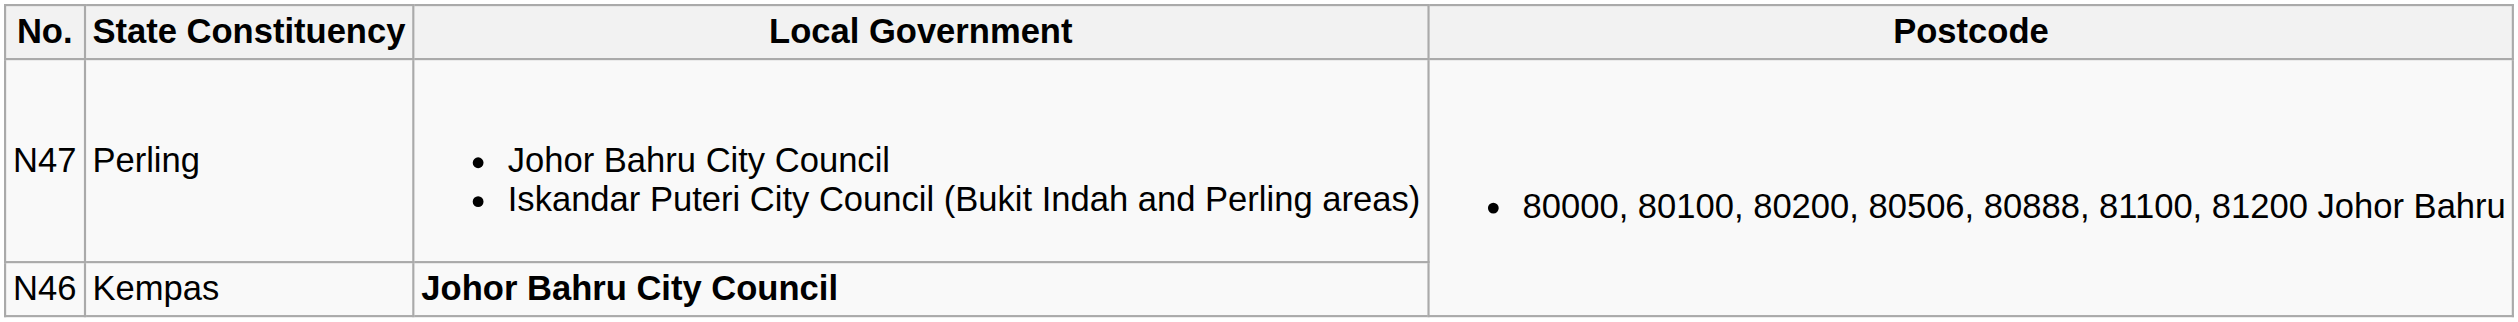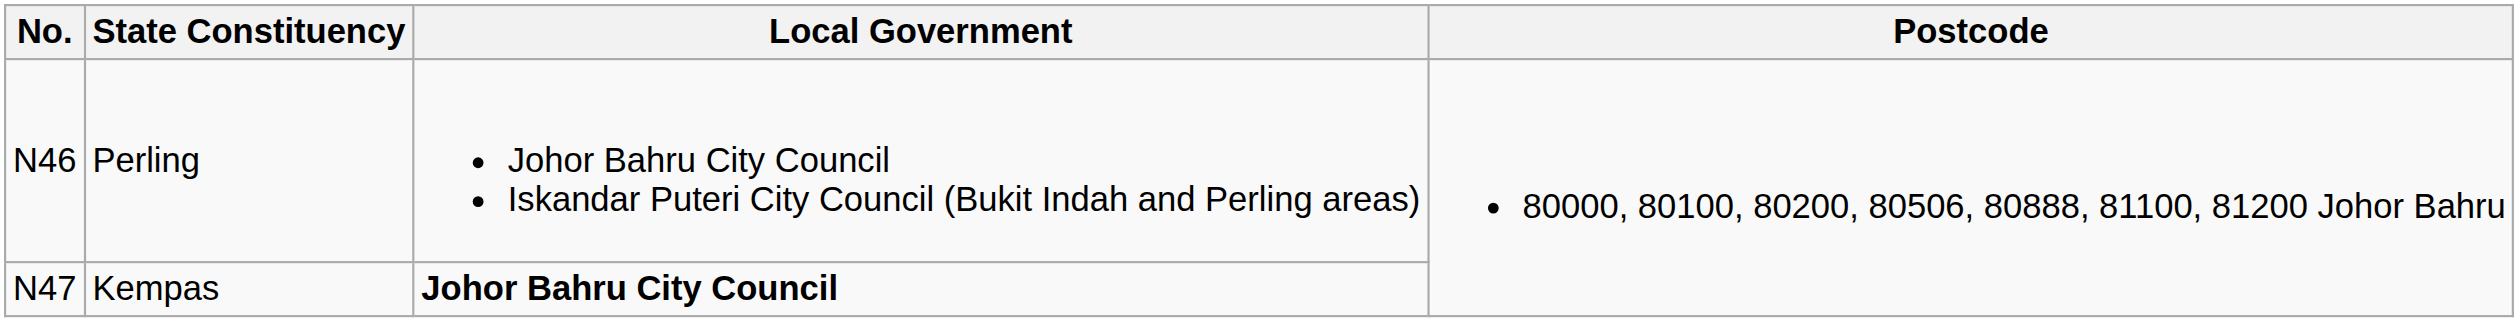(45, 160) N47 -> (45, 160) N46
(45, 288) N46 -> (45, 288) N47
